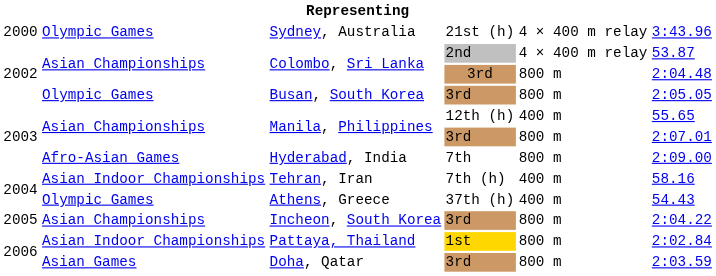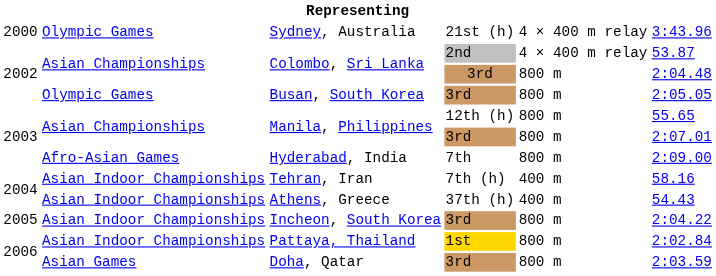(540, 116) 400 m -> (540, 116) 800 m
(98, 200) Olympic Games -> (154, 200) Asian Indoor Championships
(124, 221) Asian Championships -> (154, 221) Asian Indoor Championships
